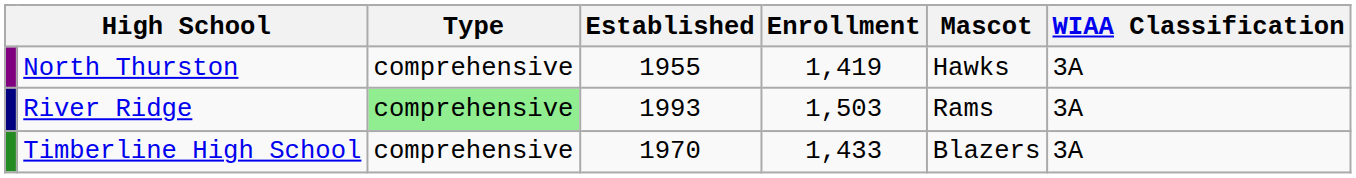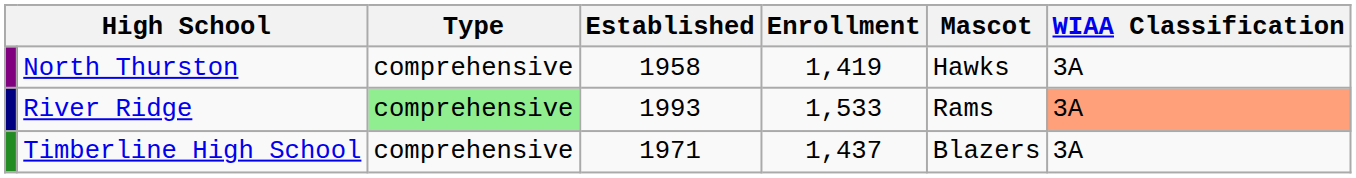(670, 68) 1955 -> (670, 68) 1958
(844, 109) 1,503 -> (844, 109) 1,533
(1068, 109) no background -> (1068, 109) lightsalmon background
(670, 151) 1970 -> (670, 151) 1971
(844, 151) 1,433 -> (844, 151) 1,437
